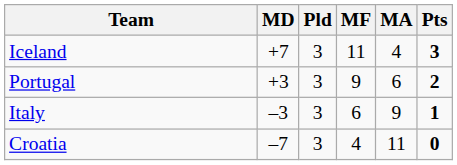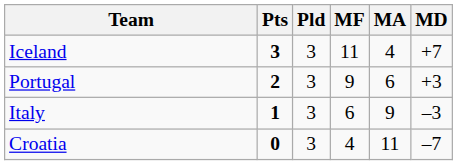columns swapped: (435, 19) <-> (278, 19)
